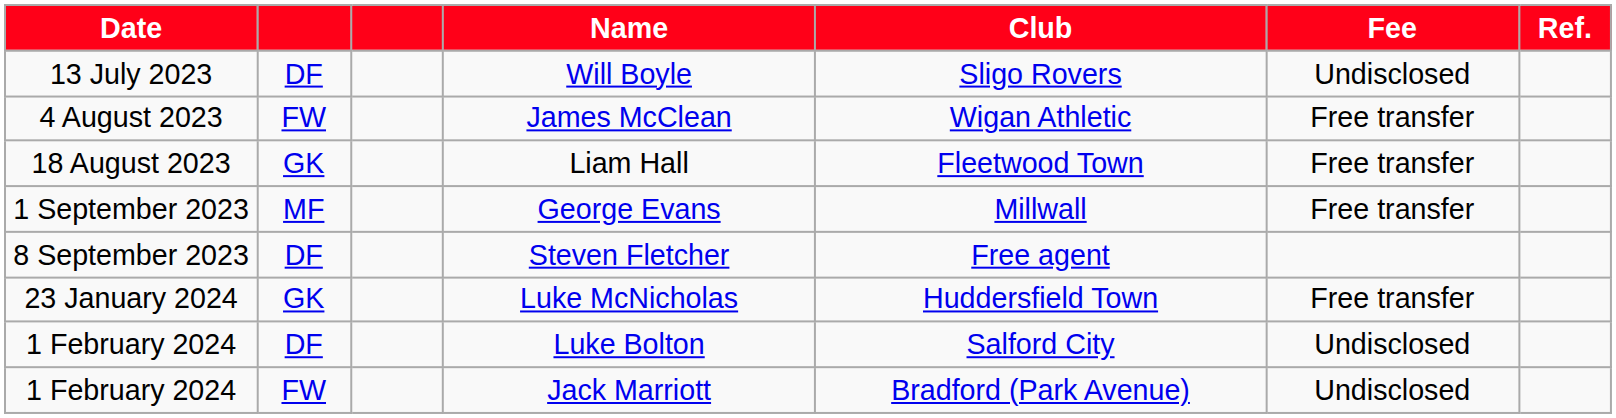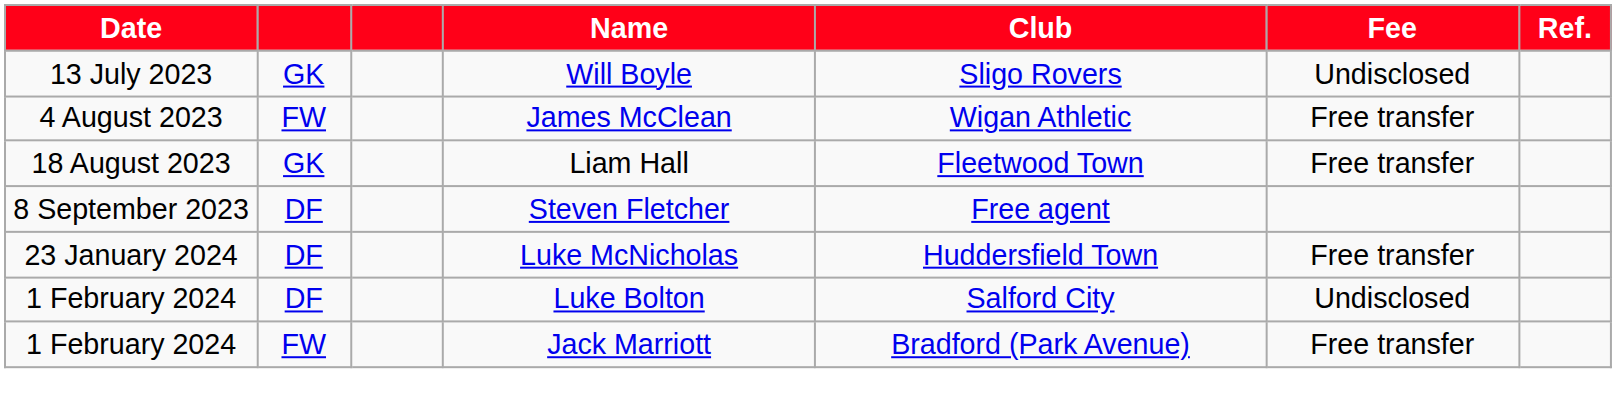(304, 73) DF -> (304, 73) GK
- row: (629, 209)
(304, 300) GK -> (304, 254) DF
(1392, 390) Undisclosed -> (1392, 345) Free transfer
